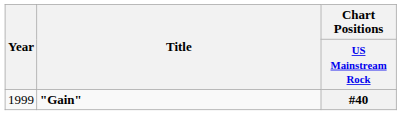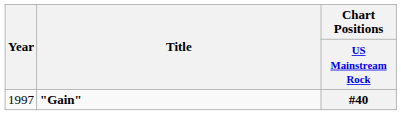(21, 99) 1999 -> (21, 99) 1997
